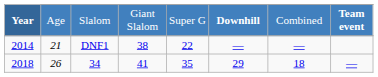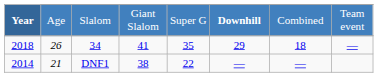(352, 20) bold -> (352, 20) normal
rows swapped: (95, 45) <-> (95, 63)
